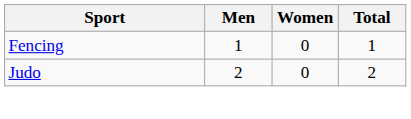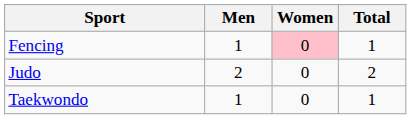(305, 45) no background -> (305, 45) pink background
+ row: (48, 99)
